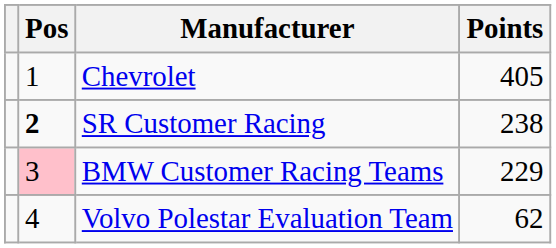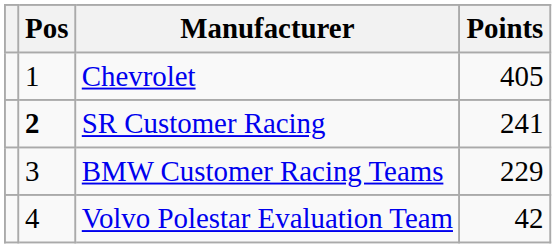(522, 123) 238 -> (522, 123) 241
(32, 171) pink background -> (32, 171) no background
(529, 218) 62 -> (529, 218) 42
